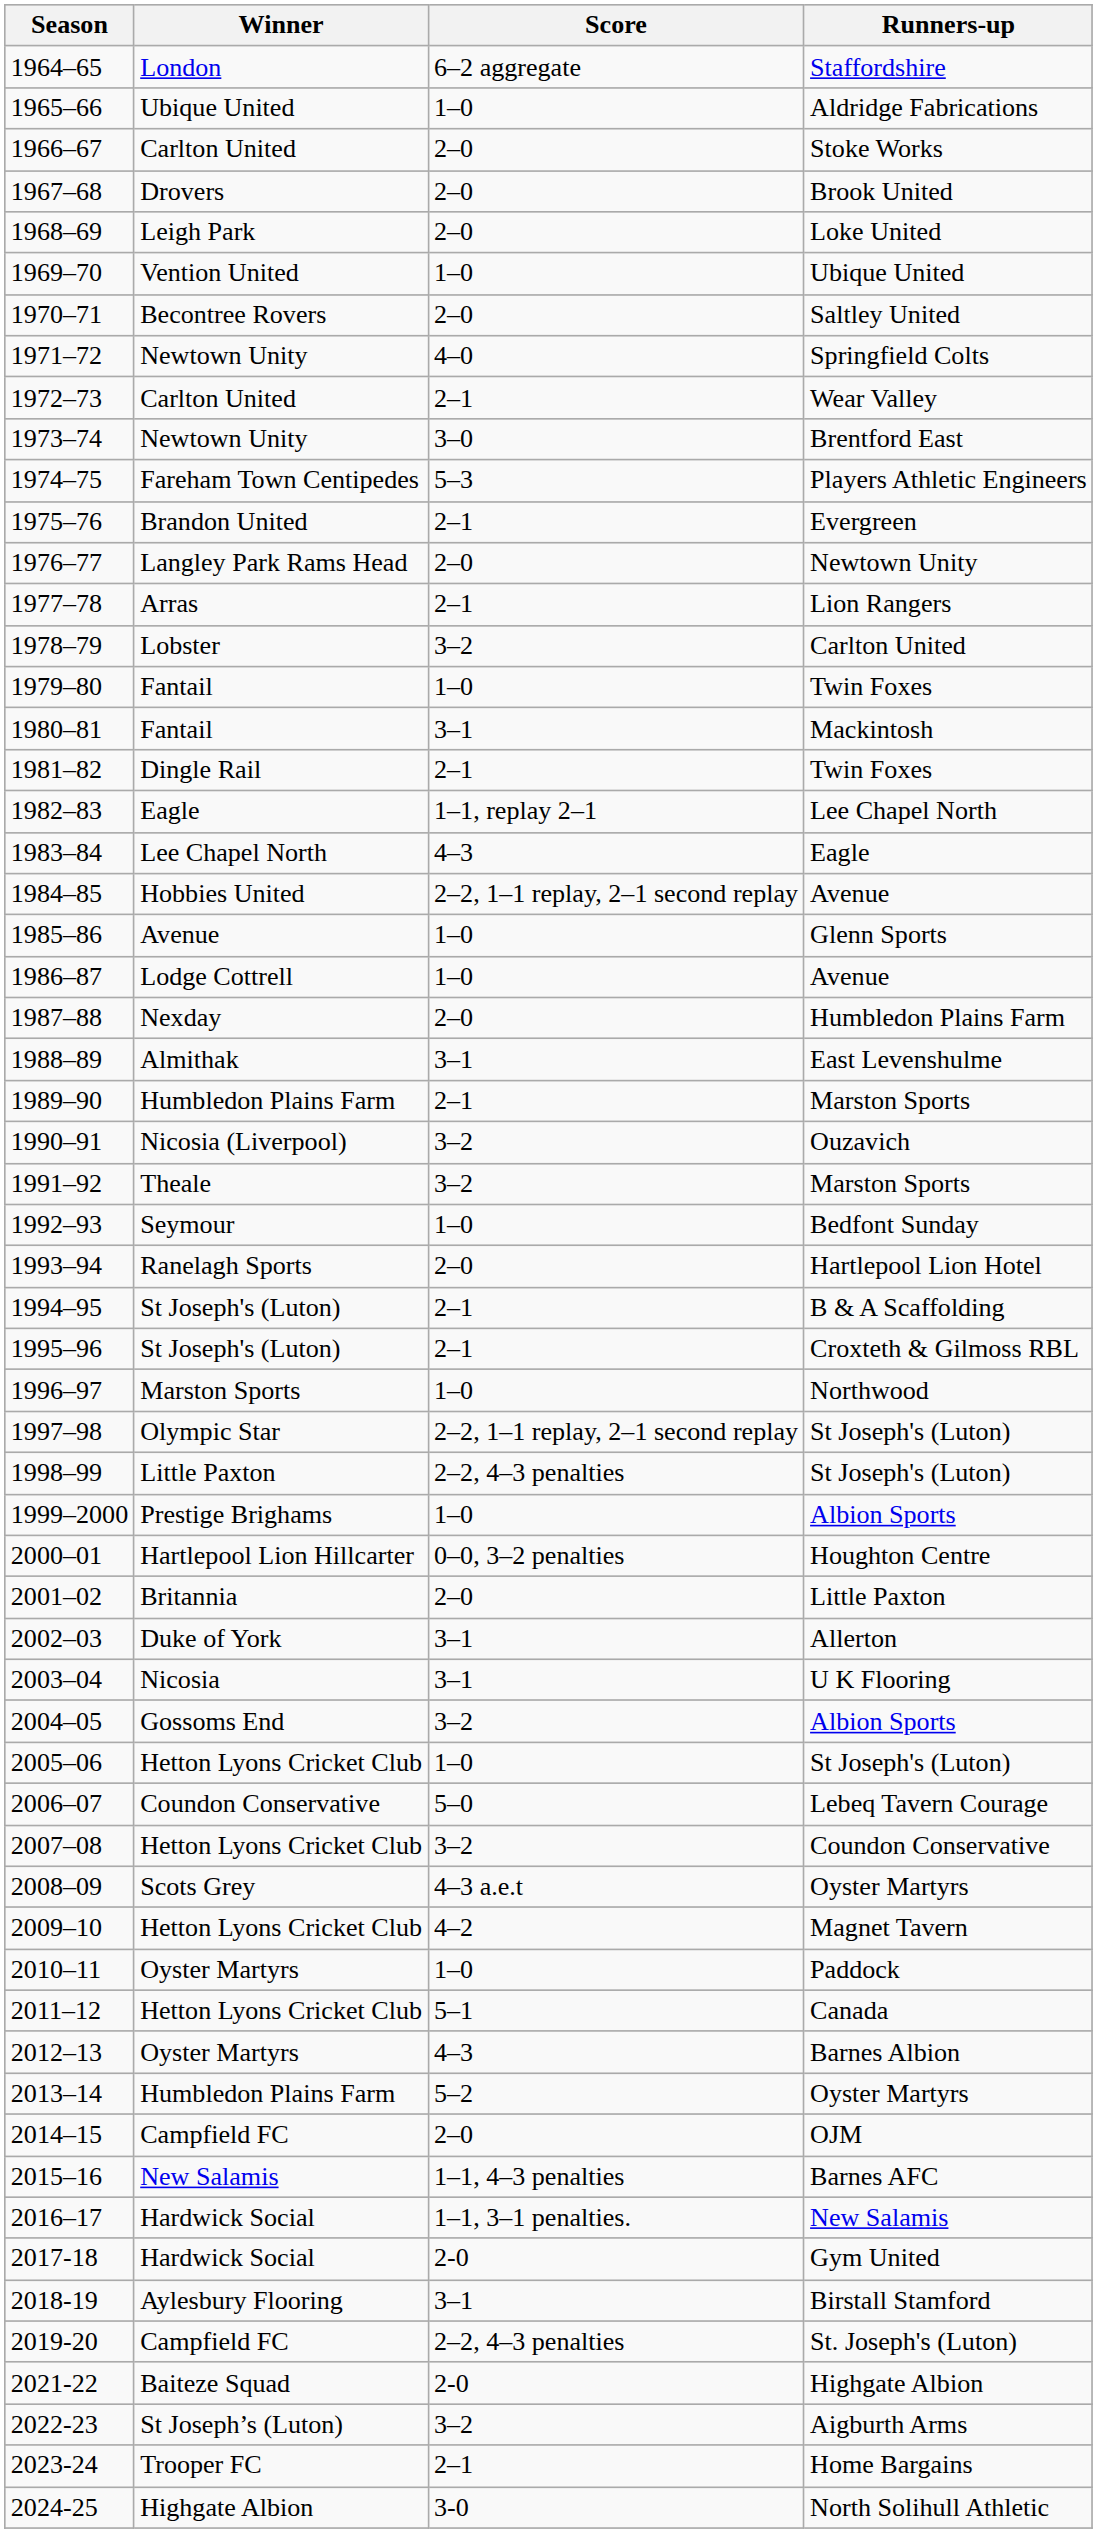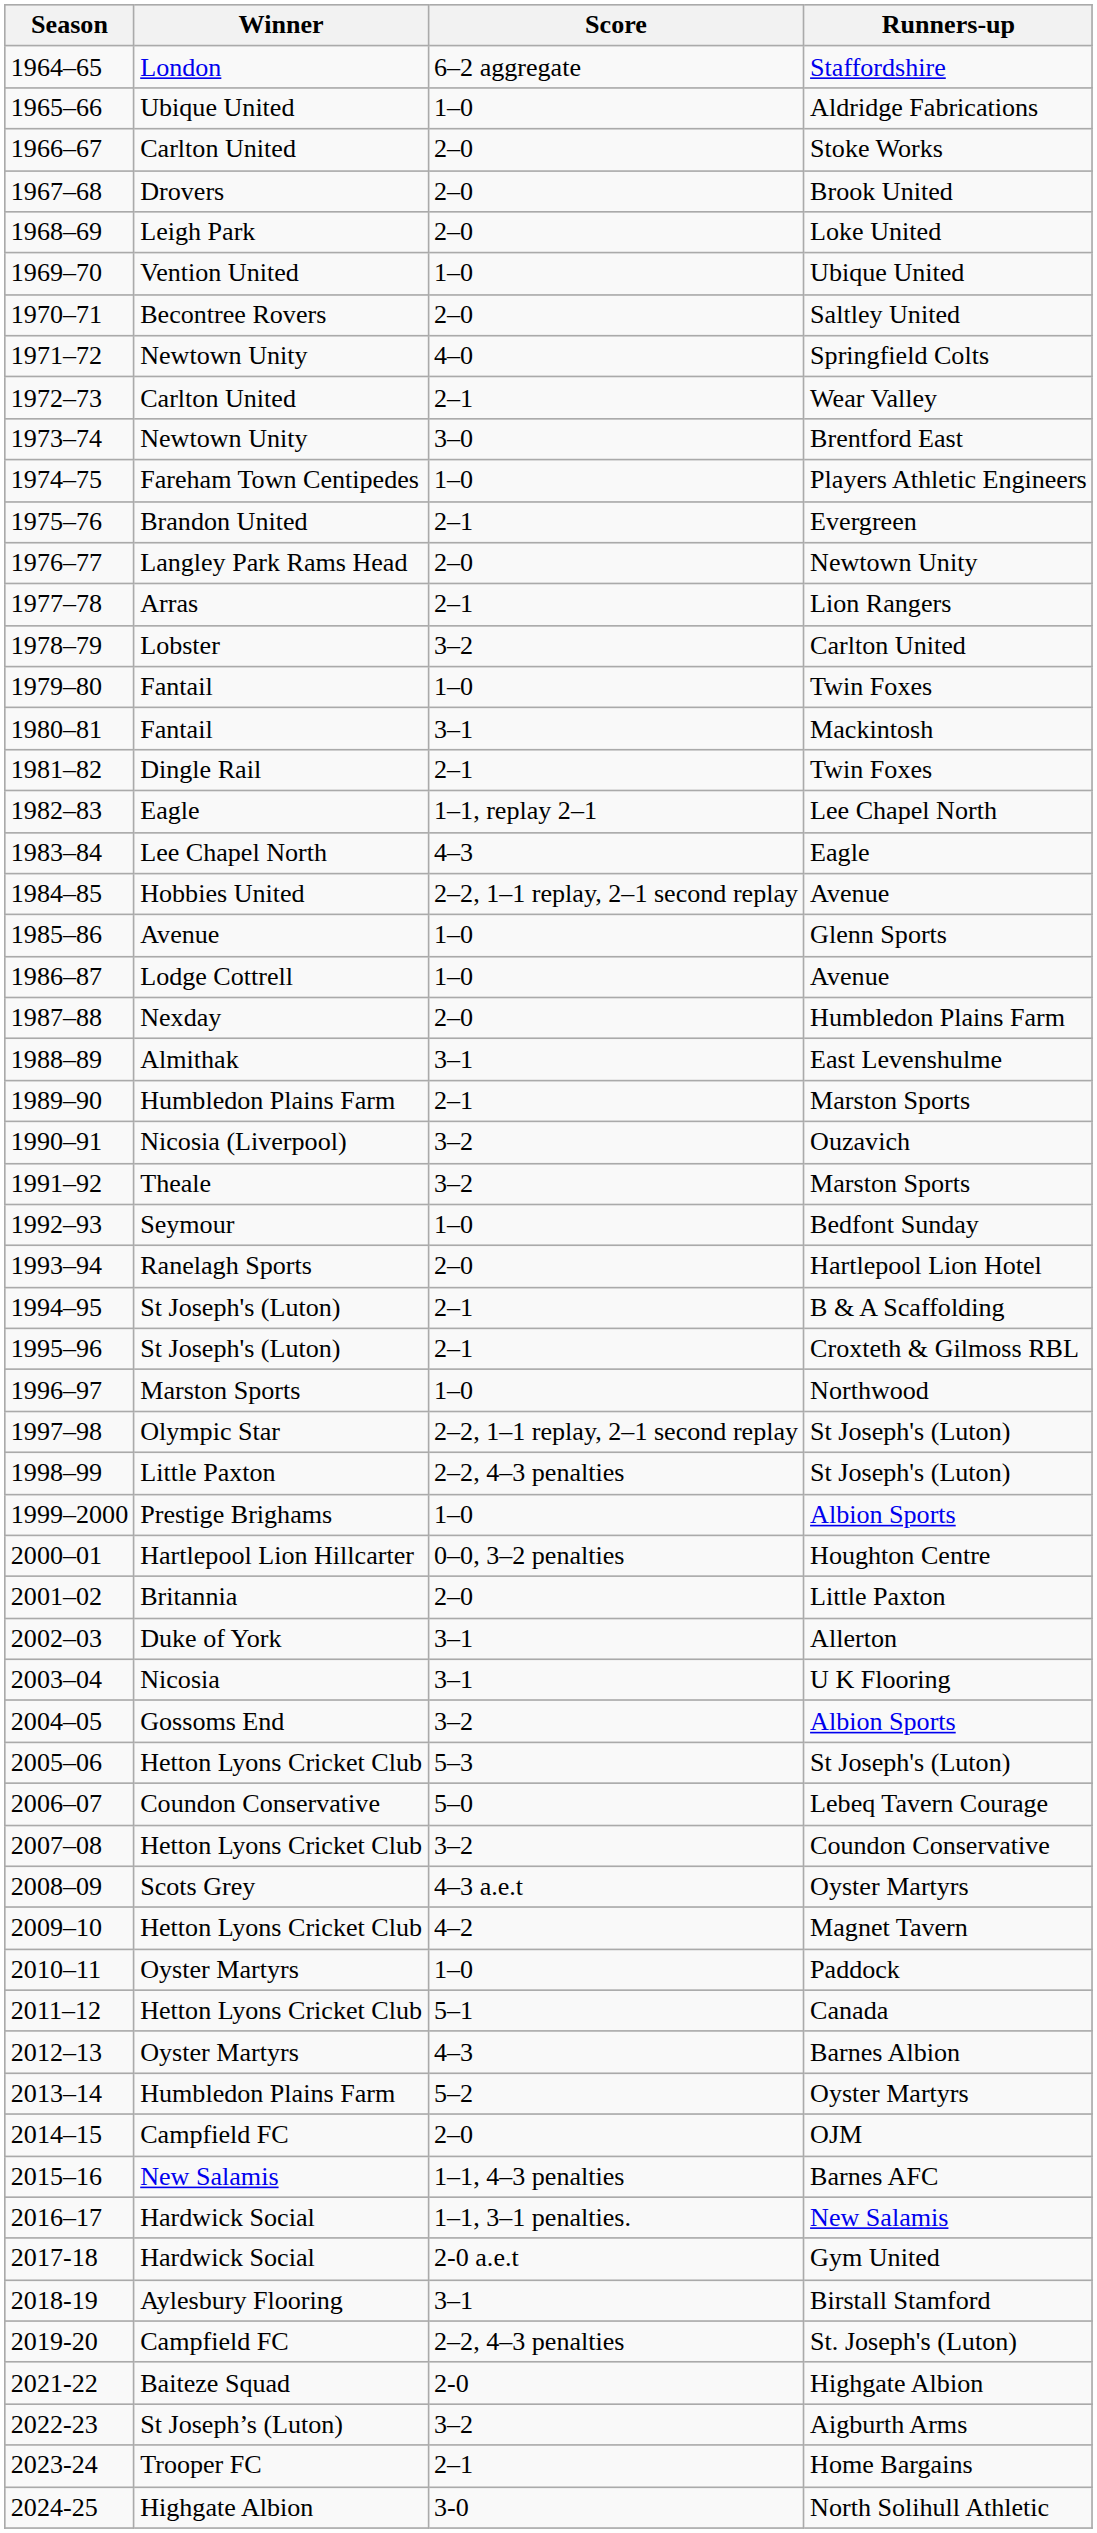(454, 480) 5–3 -> (454, 480) 1–0
(454, 1762) 1–0 -> (454, 1762) 5–3
(451, 2258) 2-0 -> (476, 2258) 2-0 a.e.t
